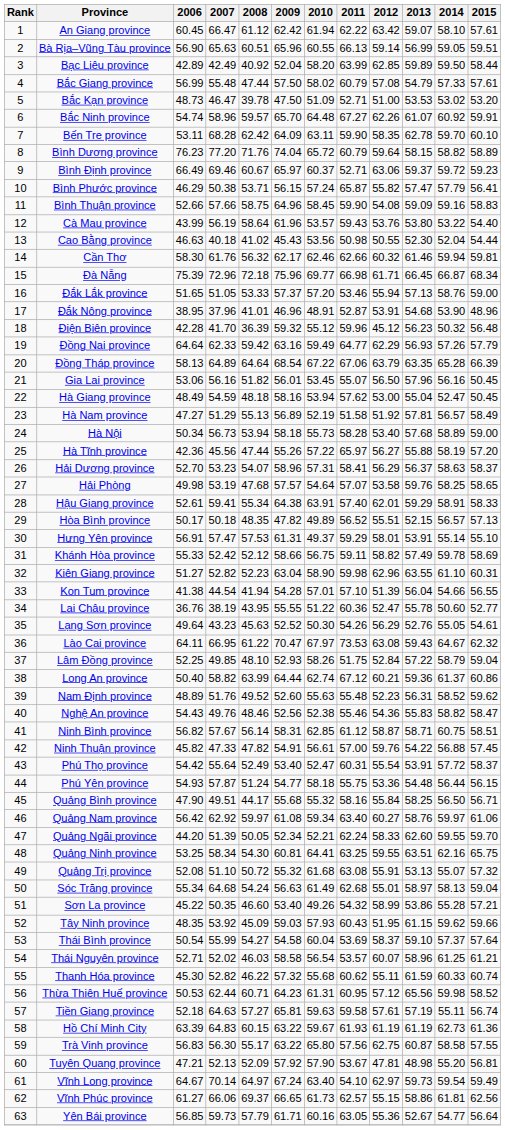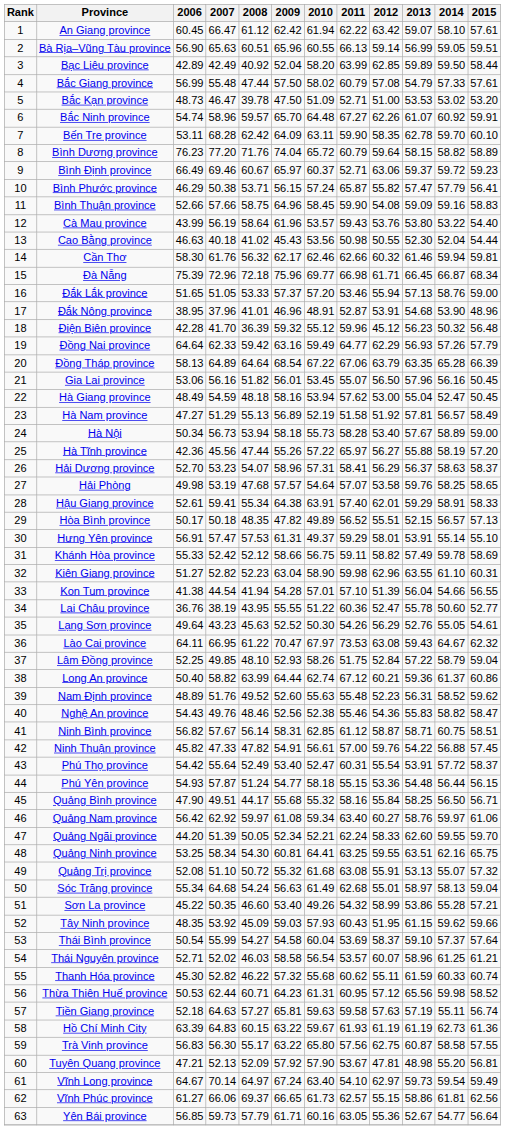(419, 433) 57.68 -> (419, 433) 57.67
(353, 783) 55.75 -> (353, 783) 55.15
(386, 1011) 57.61 -> (386, 1011) 57.63
